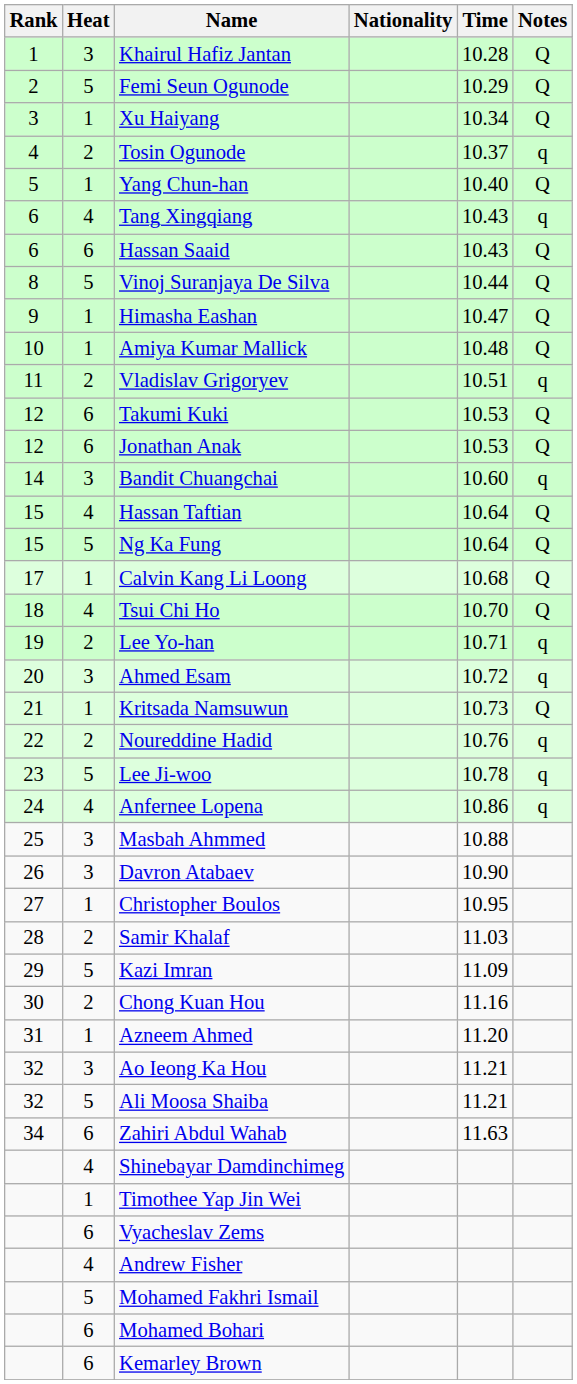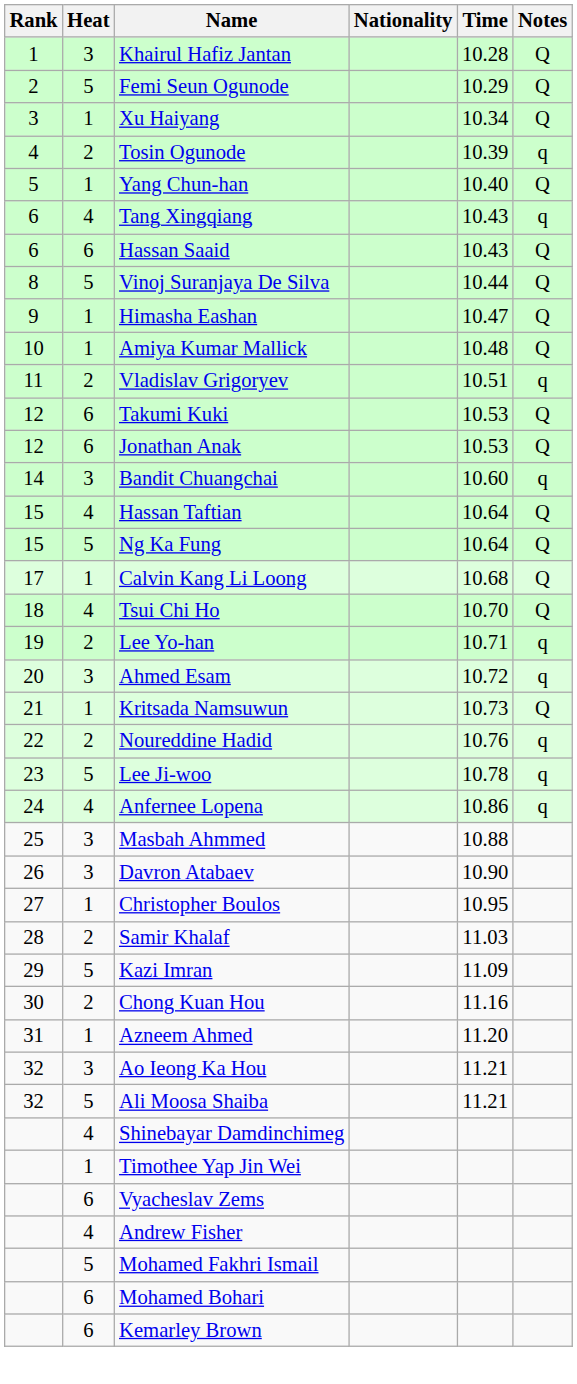(485, 151) 10.37 -> (485, 151) 10.39
- row: (203, 1133)
